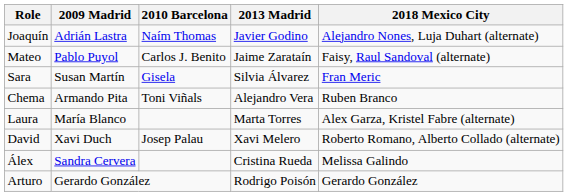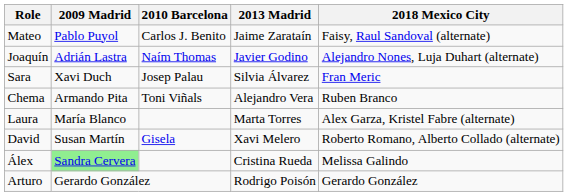rows swapped: (28, 35) <-> (24, 56)
(89, 77) Susan Martín -> (83, 77) Xavi Duch
(158, 77) Gisela -> (172, 77) Josep Palau
(83, 139) Xavi Duch -> (89, 139) Susan Martín
(172, 139) Josep Palau -> (158, 139) Gisela
(95, 160) no background -> (95, 160) lightgreen background
